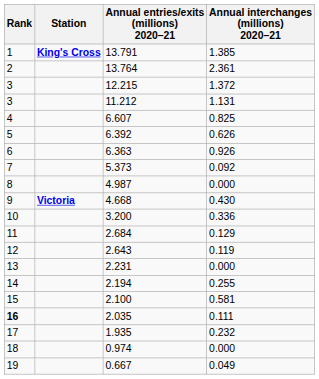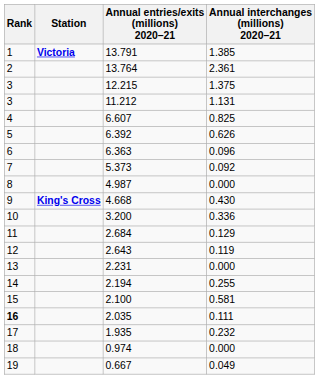(69, 52) King's Cross -> (56, 52) Victoria
(222, 85) 1.372 -> (222, 85) 1.375
(222, 151) 0.926 -> (222, 151) 0.096
(56, 201) Victoria -> (69, 201) King's Cross
